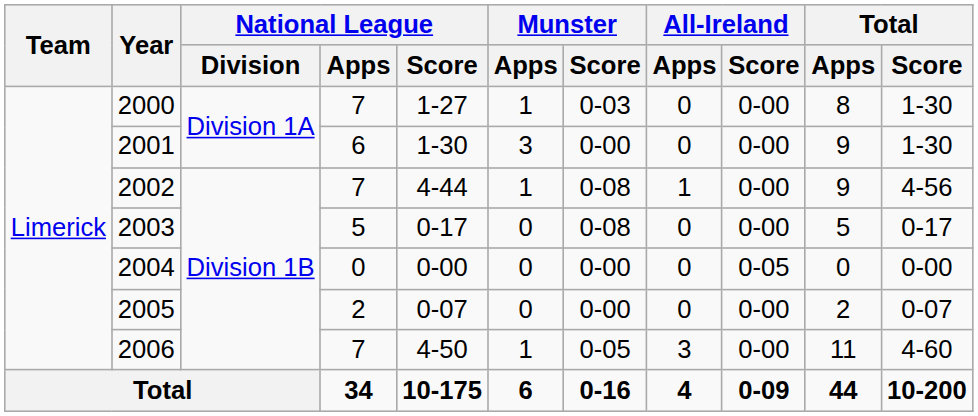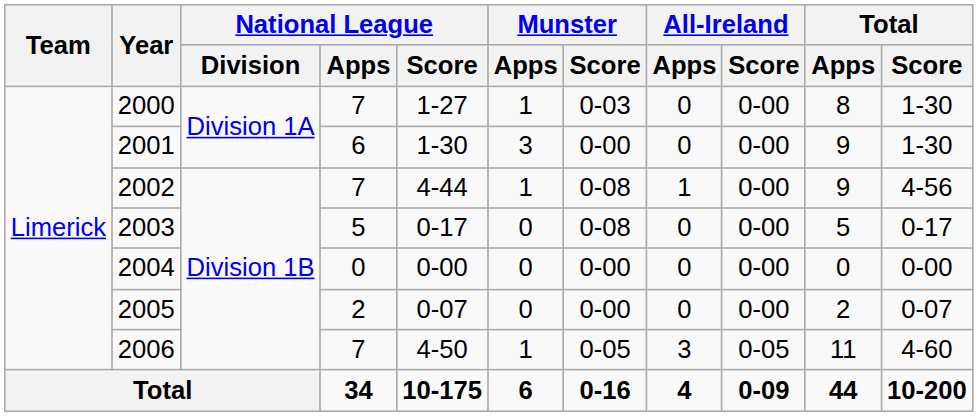(764, 268) 0-05 -> (764, 268) 0-00
(764, 349) 0-00 -> (764, 349) 0-05
